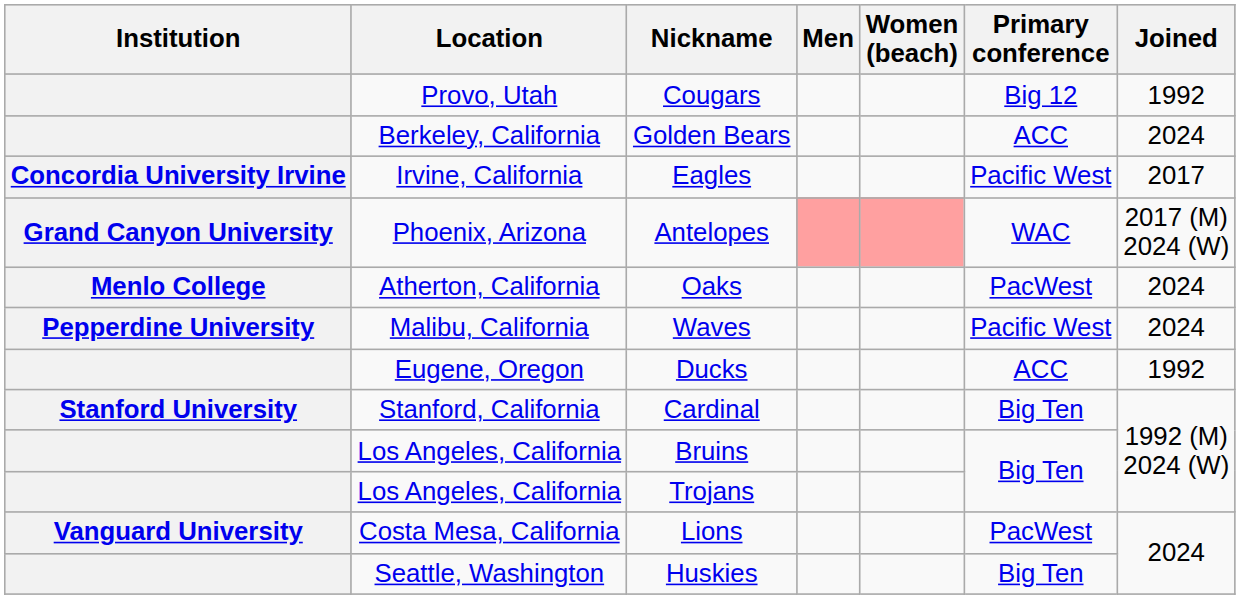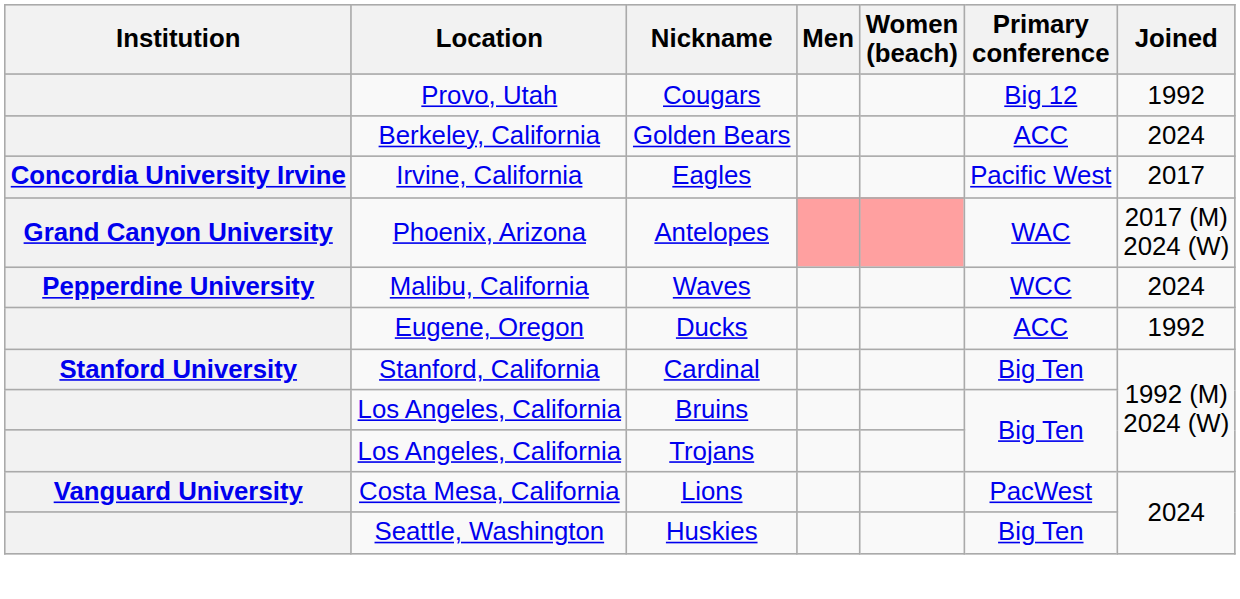- row: (712, 287)
(1041, 328) Pacific West -> (1041, 287) WCC
